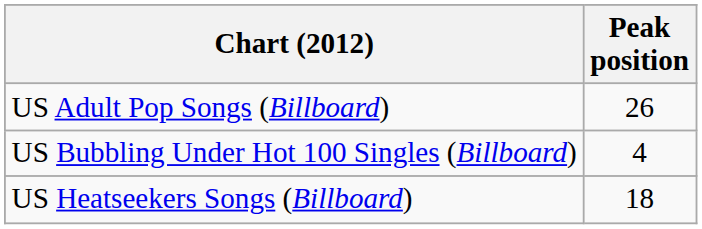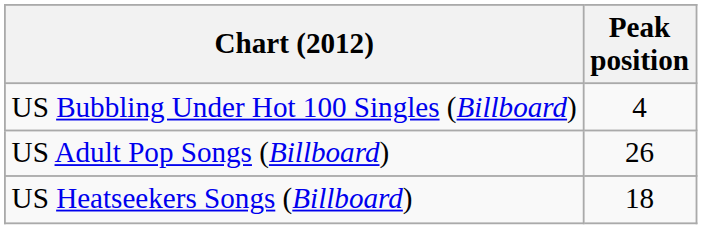rows swapped: (294, 152) <-> (200, 106)
